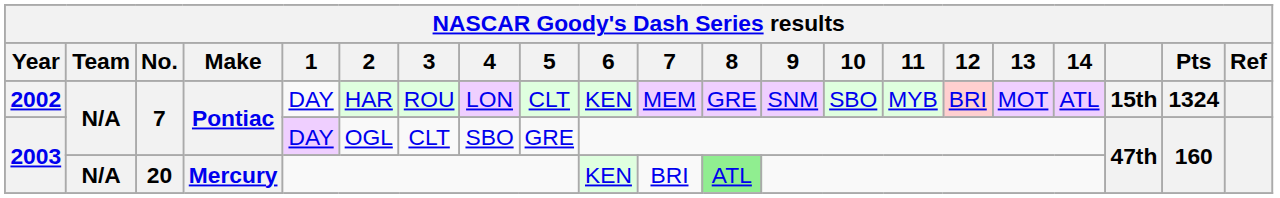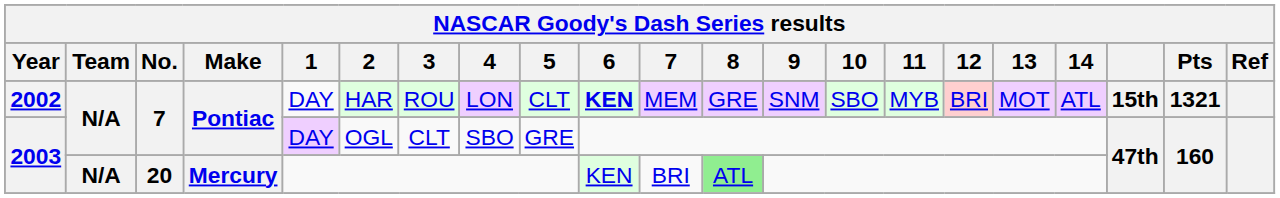(608, 99) normal -> (609, 99) bold
(1194, 99) 1324 -> (1195, 99) 1321
